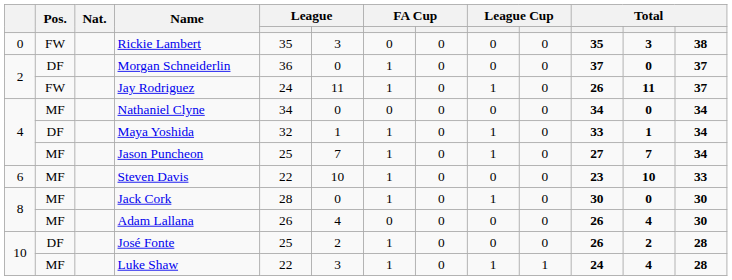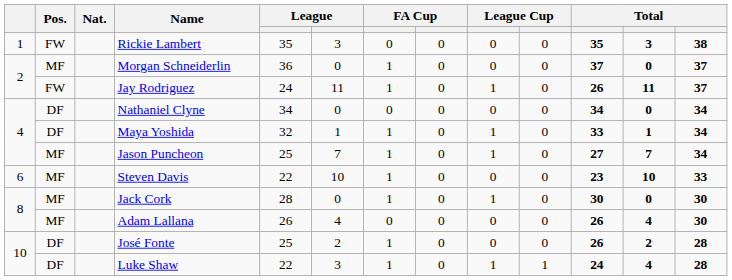(20, 43) 0 -> (20, 43) 1
(55, 66) DF -> (55, 66) MF
(55, 110) MF -> (55, 110) DF
(55, 264) MF -> (55, 264) DF
